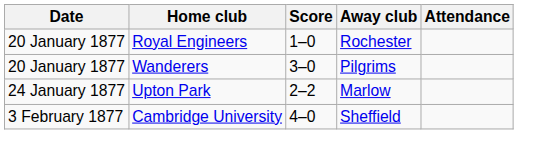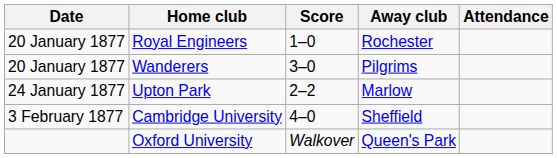+ row: (192, 141)
